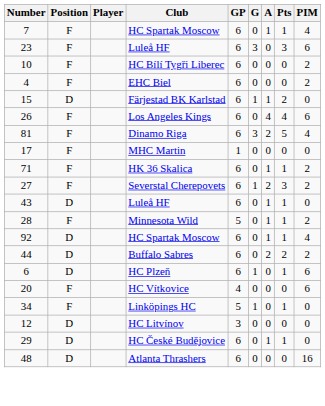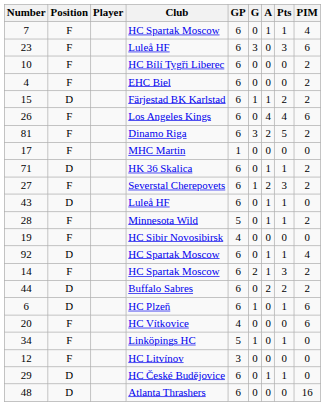(307, 99) 0 -> (307, 99) 2
(307, 133) 4 -> (307, 133) 2
(69, 168) F -> (69, 168) D
+ row: (26, 237)
+ row: (26, 271)
(69, 323) D -> (69, 358) F
